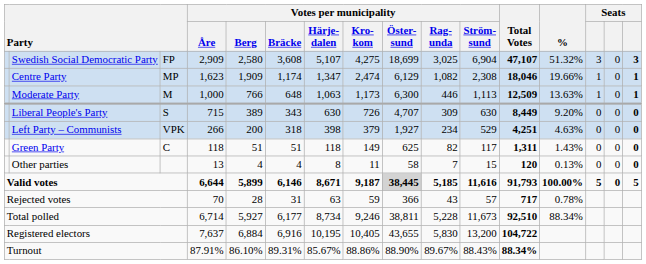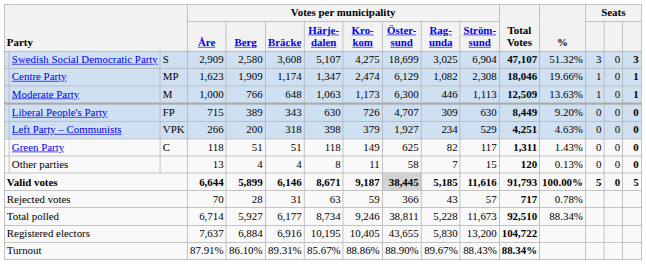(169, 59) FP -> (166, 59) S
(166, 113) S -> (169, 113) FP
